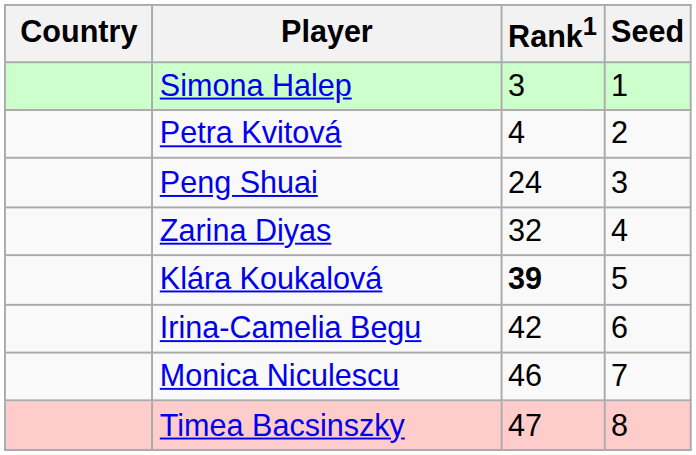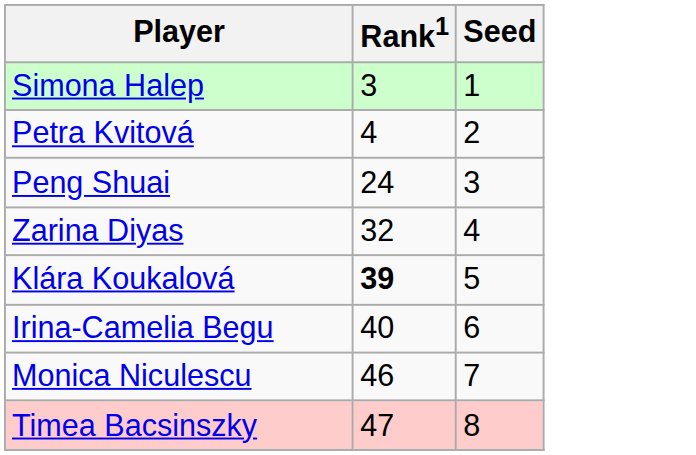- column: (79, 32)
(525, 327) 42 -> (377, 327) 40
